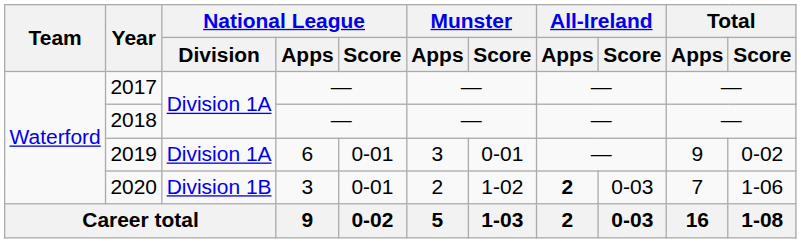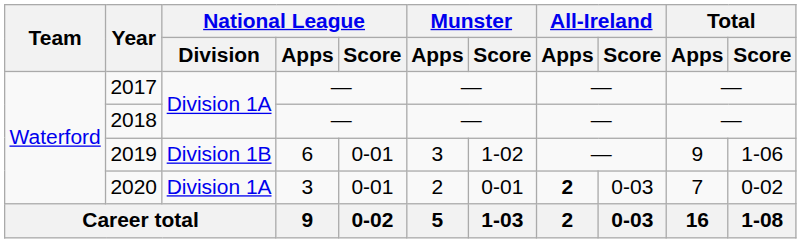(219, 154) Division 1A -> (219, 154) Division 1B
(502, 154) 0-01 -> (502, 154) 1-02
(762, 154) 0-02 -> (762, 154) 1-06
(219, 187) Division 1B -> (219, 187) Division 1A
(502, 187) 1-02 -> (502, 187) 0-01
(762, 187) 1-06 -> (762, 187) 0-02
